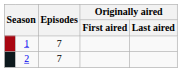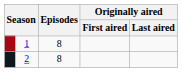(59, 43) 7 -> (59, 43) 8
(59, 59) 7 -> (59, 59) 8
